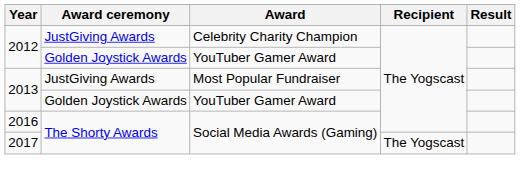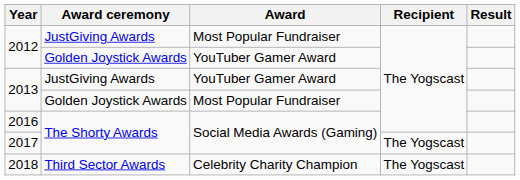(275, 36) Celebrity Charity Champion -> (267, 36) Most Popular Fundraiser
(267, 79) Most Popular Fundraiser -> (264, 79) YouTuber Gamer Award
(264, 100) YouTuber Gamer Award -> (267, 100) Most Popular Fundraiser
+ row: (23, 164)
